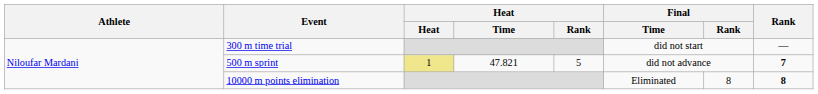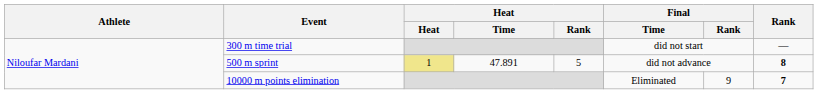(504, 63) 47.821 -> (504, 63) 47.891
(783, 63) 7 -> (783, 63) 8
(728, 80) 8 -> (728, 80) 9
(783, 80) 8 -> (783, 80) 7
